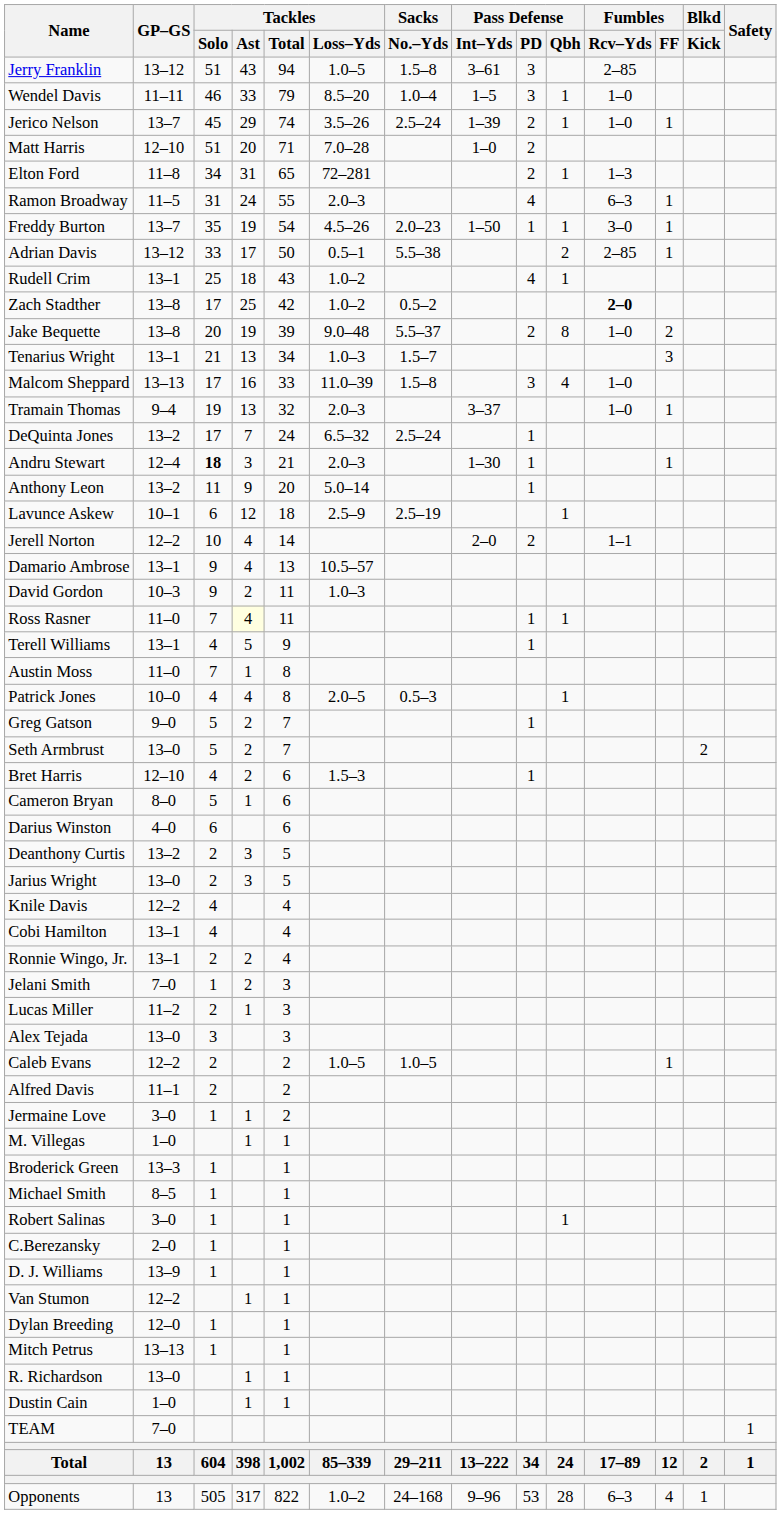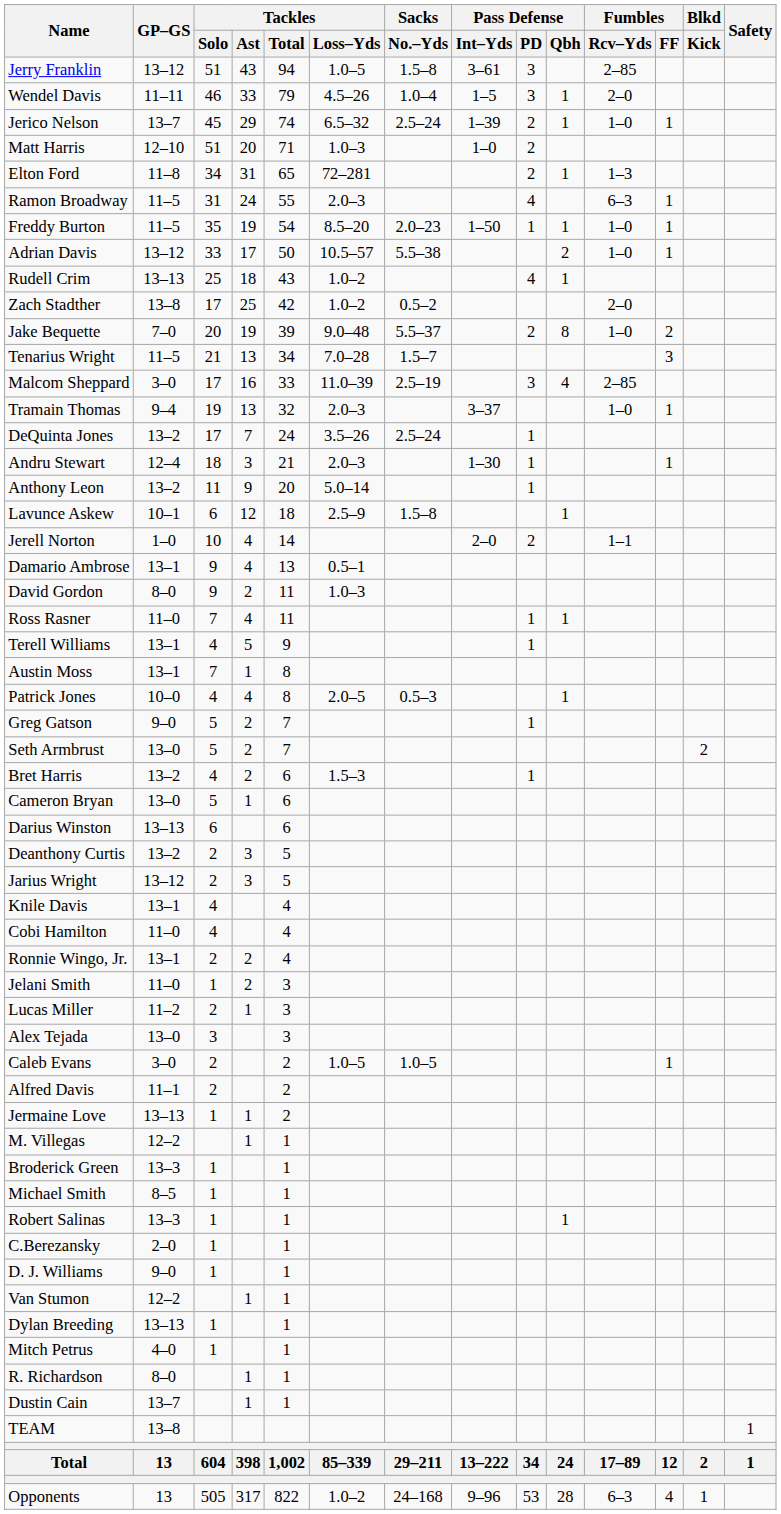(347, 95) 8.5–20 -> (347, 95) 4.5–26
(620, 95) 1–0 -> (620, 95) 2–0
(347, 122) 3.5–26 -> (347, 122) 6.5–32
(347, 148) 7.0–28 -> (347, 148) 1.0–3
(164, 226) 13–7 -> (164, 226) 11–5
(347, 226) 4.5–26 -> (347, 226) 8.5–20
(620, 226) 3–0 -> (620, 226) 1–0
(347, 252) 0.5–1 -> (347, 252) 10.5–57
(620, 252) 2–85 -> (620, 252) 1–0
(164, 278) 13–1 -> (164, 278) 13–13
(620, 305) bold -> (620, 305) normal
(164, 331) 13–8 -> (164, 331) 7–0
(164, 357) 13–1 -> (164, 357) 11–5
(347, 357) 1.0–3 -> (347, 357) 7.0–28
(164, 383) 13–13 -> (164, 383) 3–0
(418, 383) 1.5–8 -> (418, 383) 2.5–19
(620, 383) 1–0 -> (620, 383) 2–85
(347, 435) 6.5–32 -> (347, 435) 3.5–26
(213, 461) bold -> (213, 461) normal
(418, 514) 2.5–19 -> (418, 514) 1.5–8
(164, 540) 12–2 -> (164, 540) 1–0
(347, 566) 10.5–57 -> (347, 566) 0.5–1
(164, 592) 10–3 -> (164, 592) 8–0
(248, 618) lightyellow background -> (248, 618) no background
(164, 670) 11–0 -> (164, 670) 13–1
(164, 775) 12–10 -> (164, 775) 13–2
(164, 801) 8–0 -> (164, 801) 13–0
(164, 827) 4–0 -> (164, 827) 13–13
(164, 880) 13–0 -> (164, 880) 13–12
(164, 906) 12–2 -> (164, 906) 13–1
(164, 932) 13–1 -> (164, 932) 11–0
(164, 984) 7–0 -> (164, 984) 11–0
(164, 1063) 12–2 -> (164, 1063) 3–0
(164, 1115) 3–0 -> (164, 1115) 13–13
(164, 1141) 1–0 -> (164, 1141) 12–2
(164, 1219) 3–0 -> (164, 1219) 13–3
(164, 1272) 13–9 -> (164, 1272) 9–0
(164, 1324) 12–0 -> (164, 1324) 13–13
(164, 1350) 13–13 -> (164, 1350) 4–0
(164, 1376) 13–0 -> (164, 1376) 8–0
(164, 1402) 1–0 -> (164, 1402) 13–7
(164, 1428) 7–0 -> (164, 1428) 13–8
